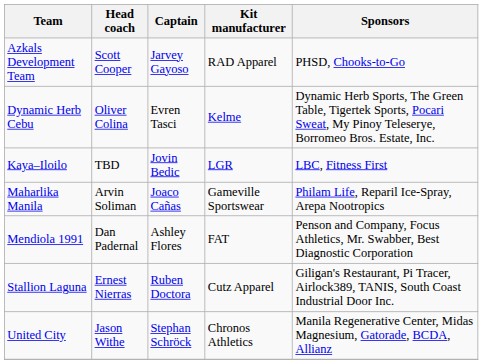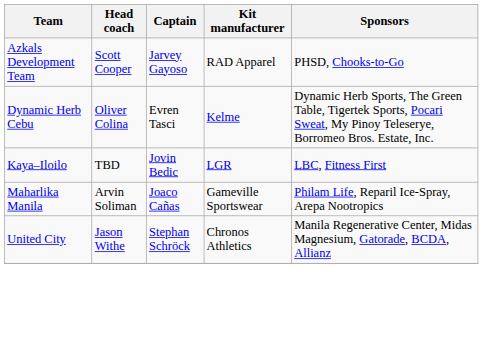- row: (45, 239)
- row: (47, 287)
